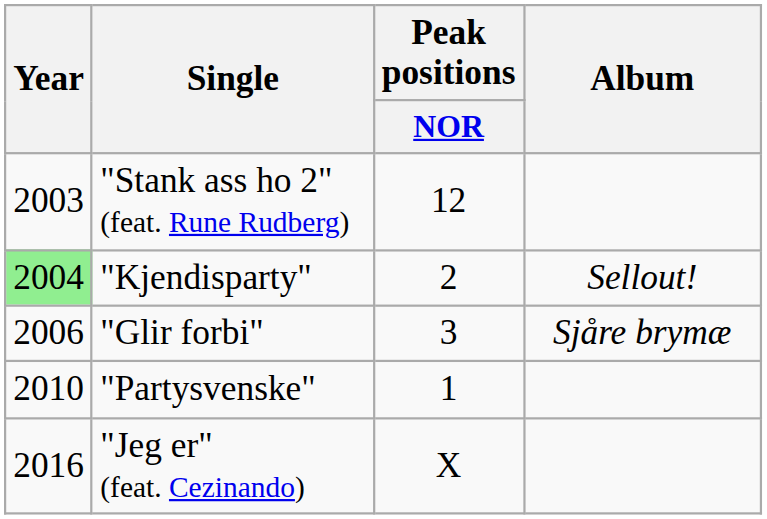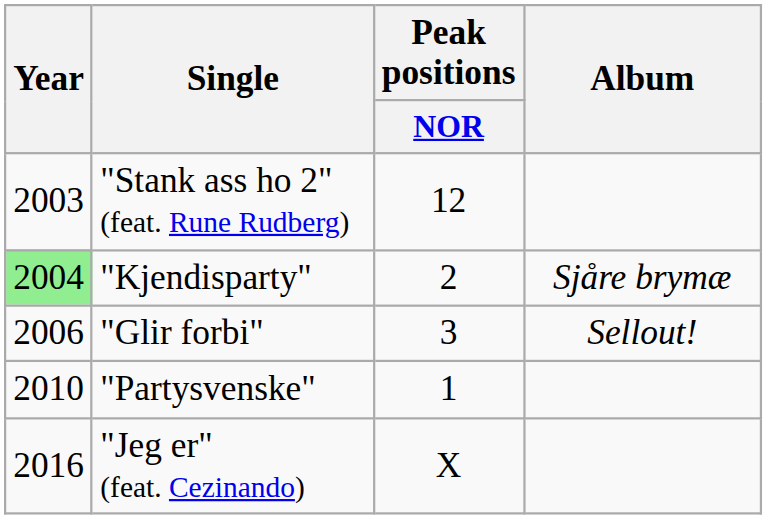(642, 276) Sellout! -> (642, 276) Sjåre brymæ
(642, 332) Sjåre brymæ -> (642, 332) Sellout!
